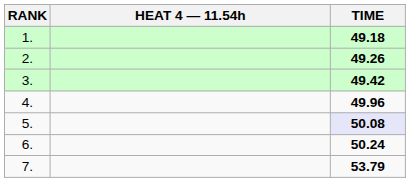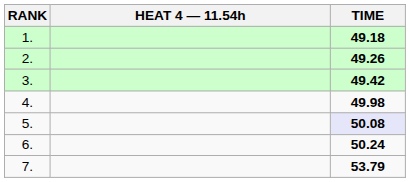(368, 102) 49.96 -> (368, 102) 49.98
